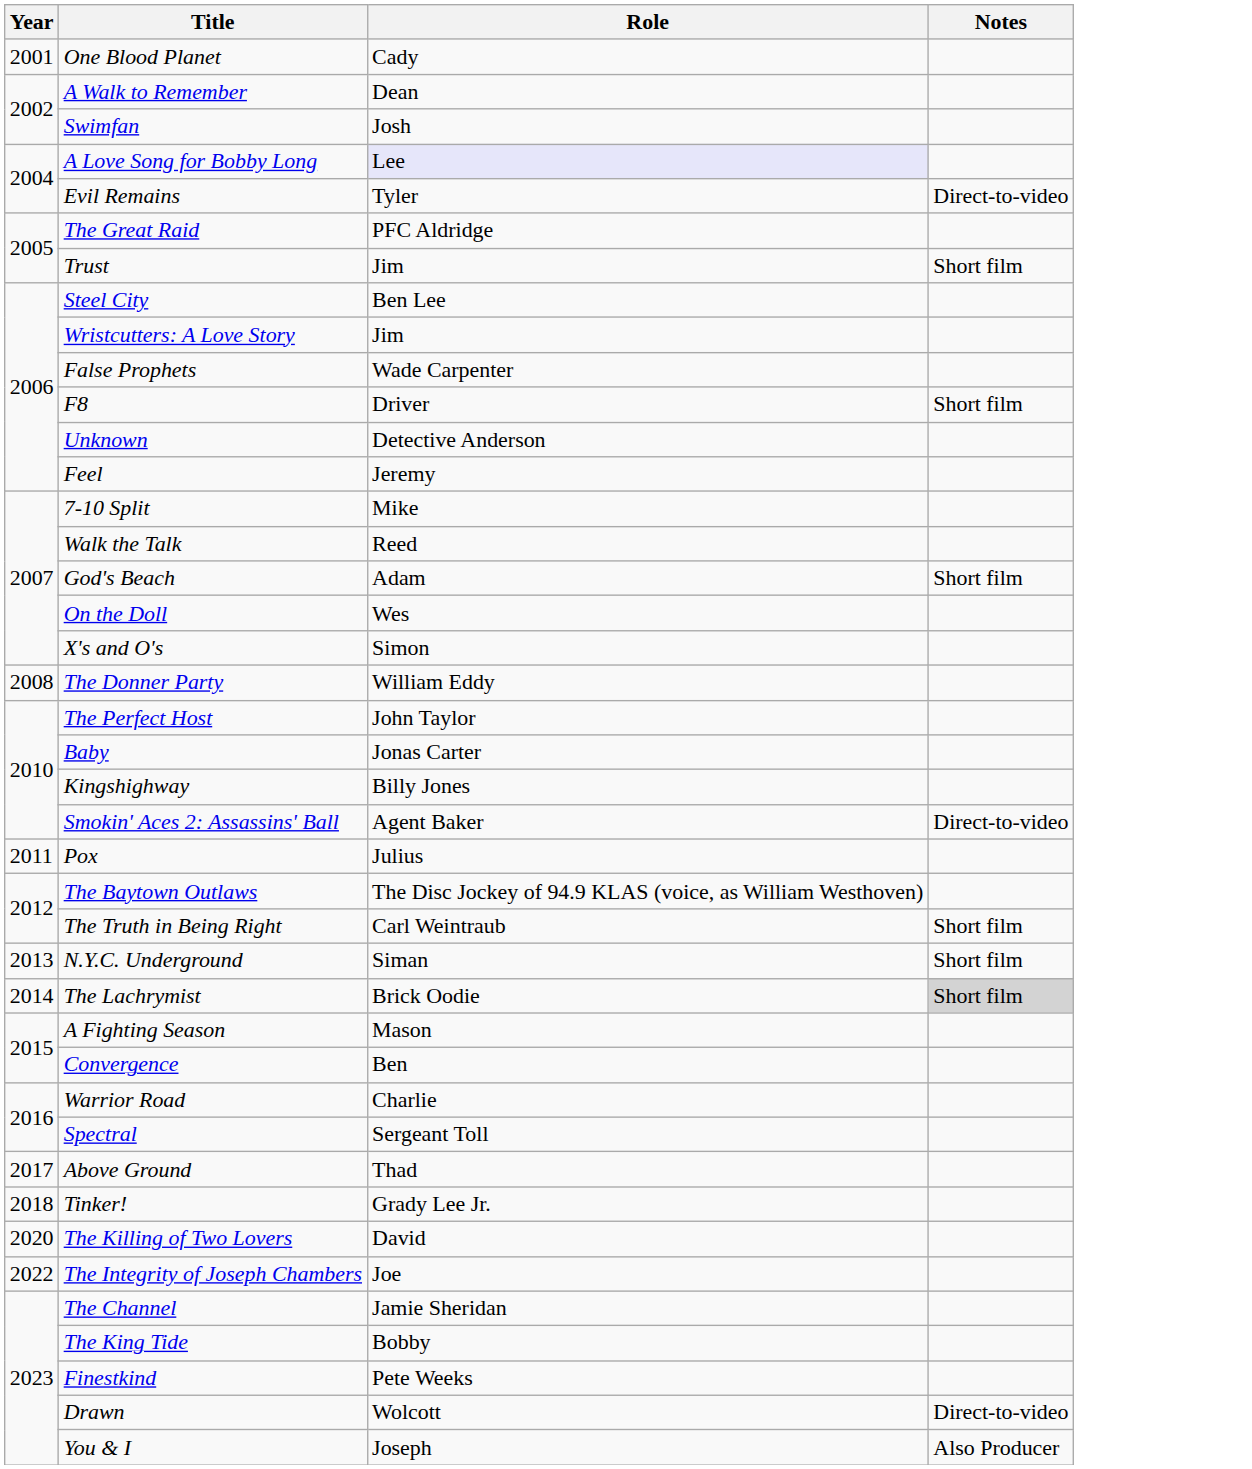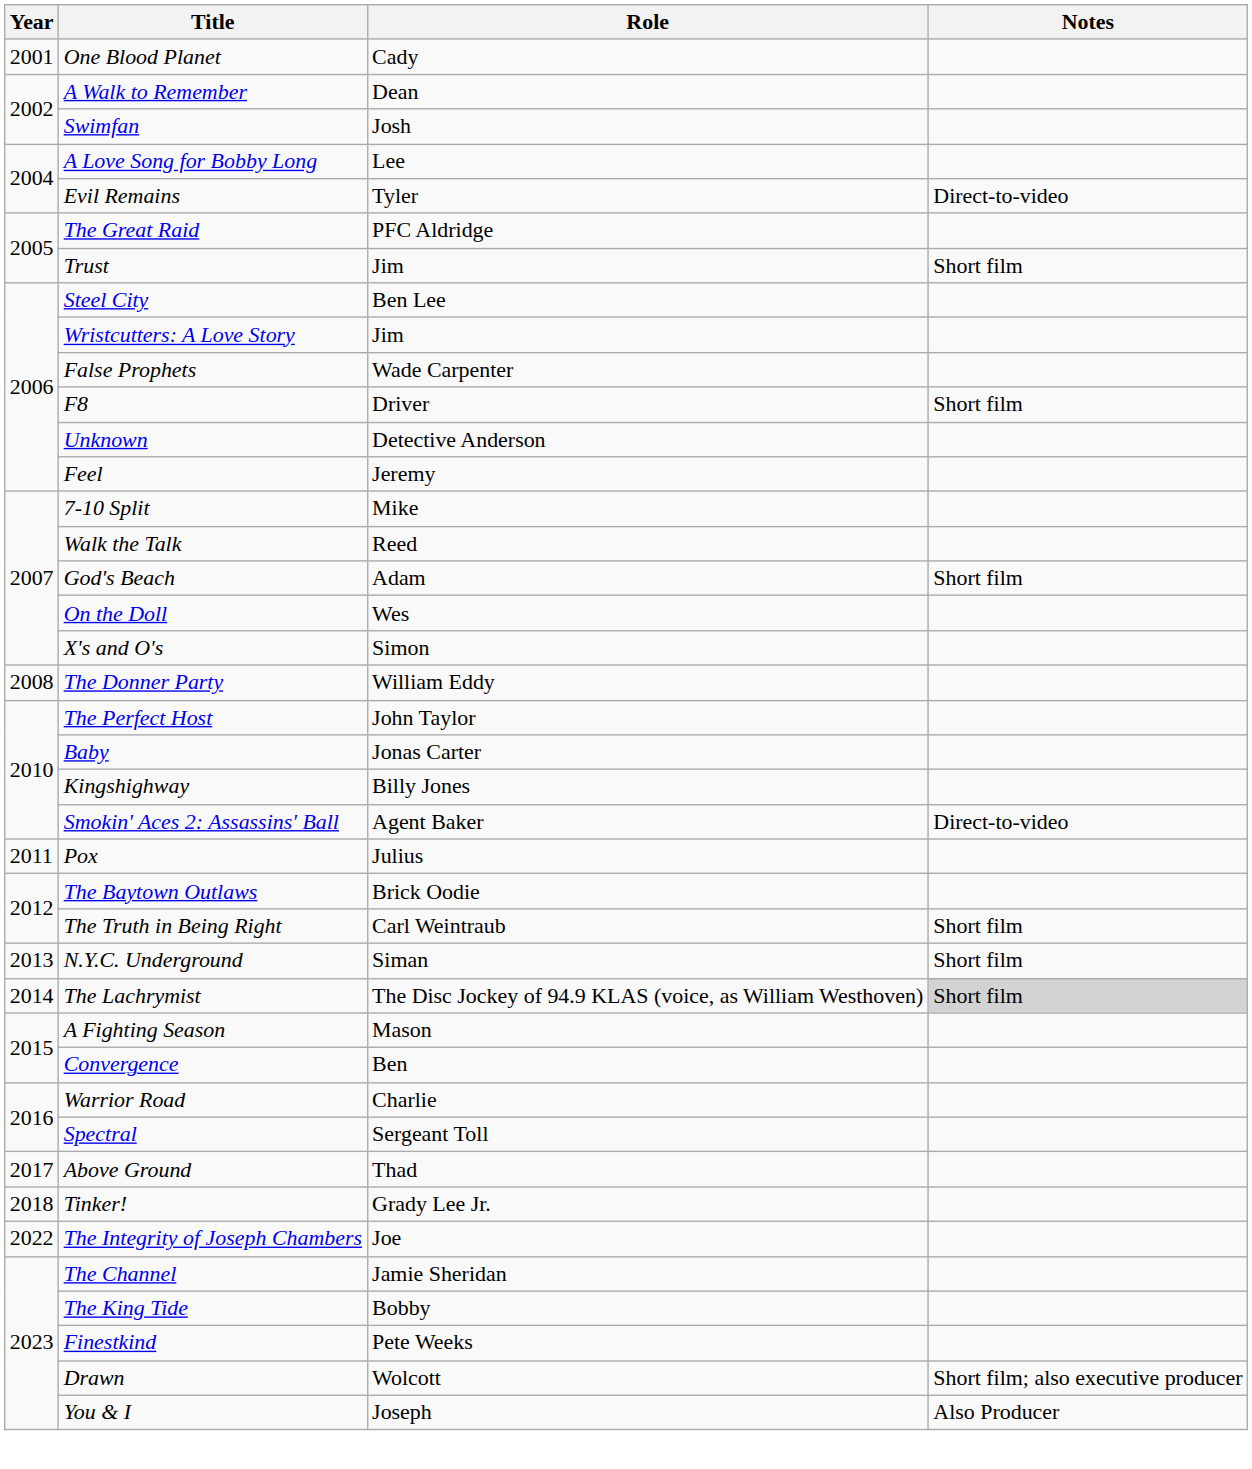(389, 160) lavender background -> (389, 160) no background
(648, 890) The Disc Jockey of 94.9 KLAS (voice, as William Westhoven) -> (426, 890) Brick Oodie
(426, 995) Brick Oodie -> (648, 995) The Disc Jockey of 94.9 KLAS (voice, as William Westhoven)
- row: (178, 1238)
(1001, 1412) Direct-to-video -> (1088, 1377) Short film; also executive producer
